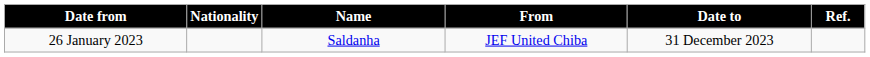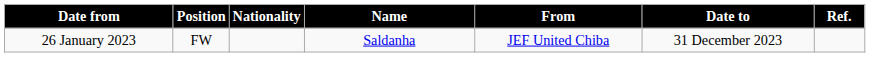+ column: (201, 16)
